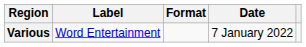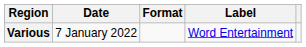columns swapped: (252, 13) <-> (108, 13)
